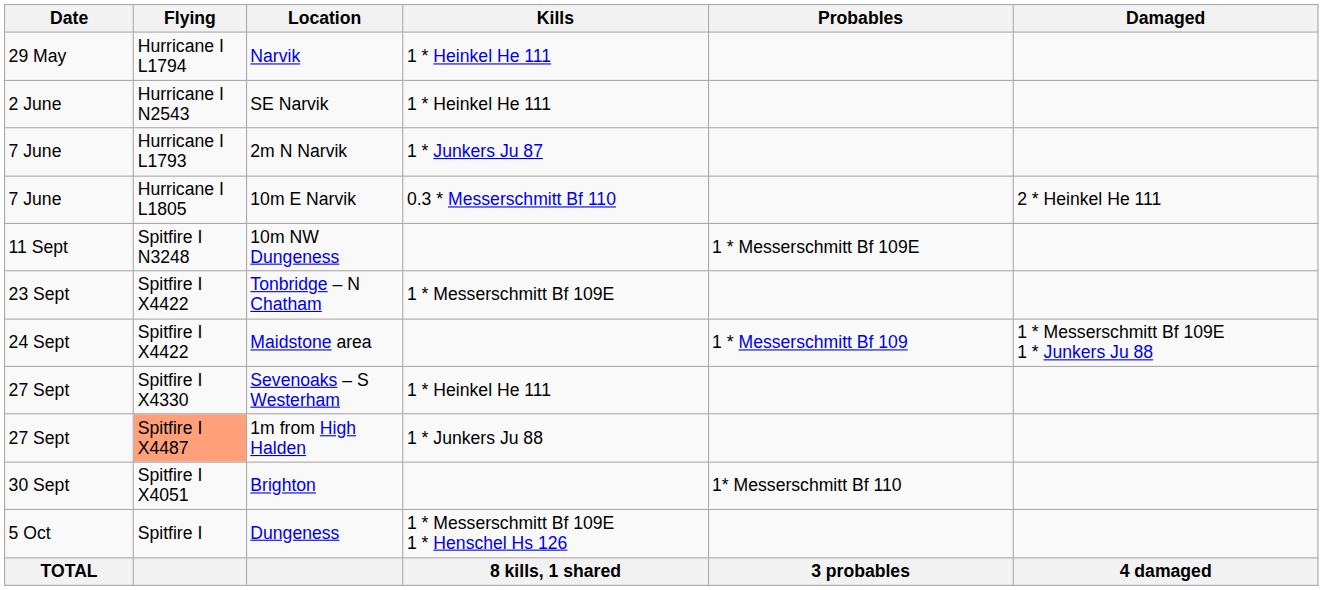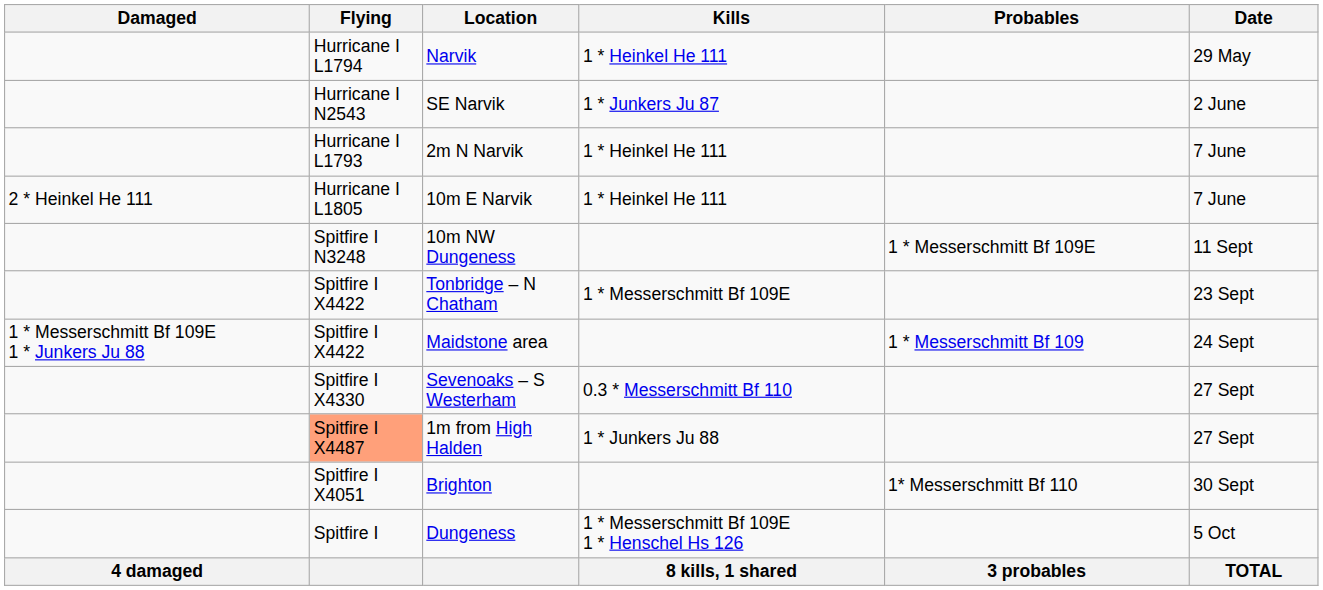columns swapped: (69, 18) <-> (1166, 18)
(479, 103) 1 * Heinkel He 111 -> (651, 103) 1 * Junkers Ju 87
(475, 151) 1 * Junkers Ju 87 -> (655, 151) 1 * Heinkel He 111
(511, 199) 0.3 * Messerschmitt Bf 110 -> (655, 199) 1 * Heinkel He 111
(479, 390) 1 * Heinkel He 111 -> (687, 390) 0.3 * Messerschmitt Bf 110
